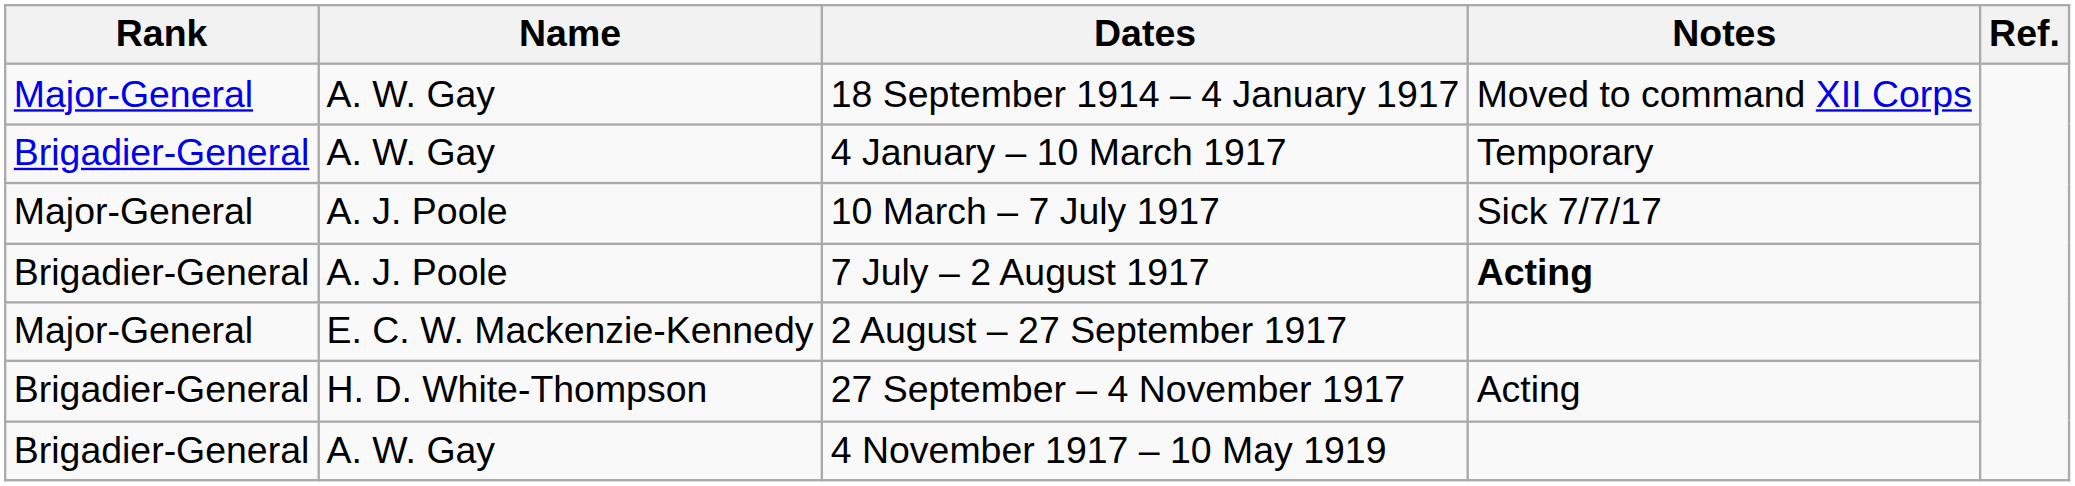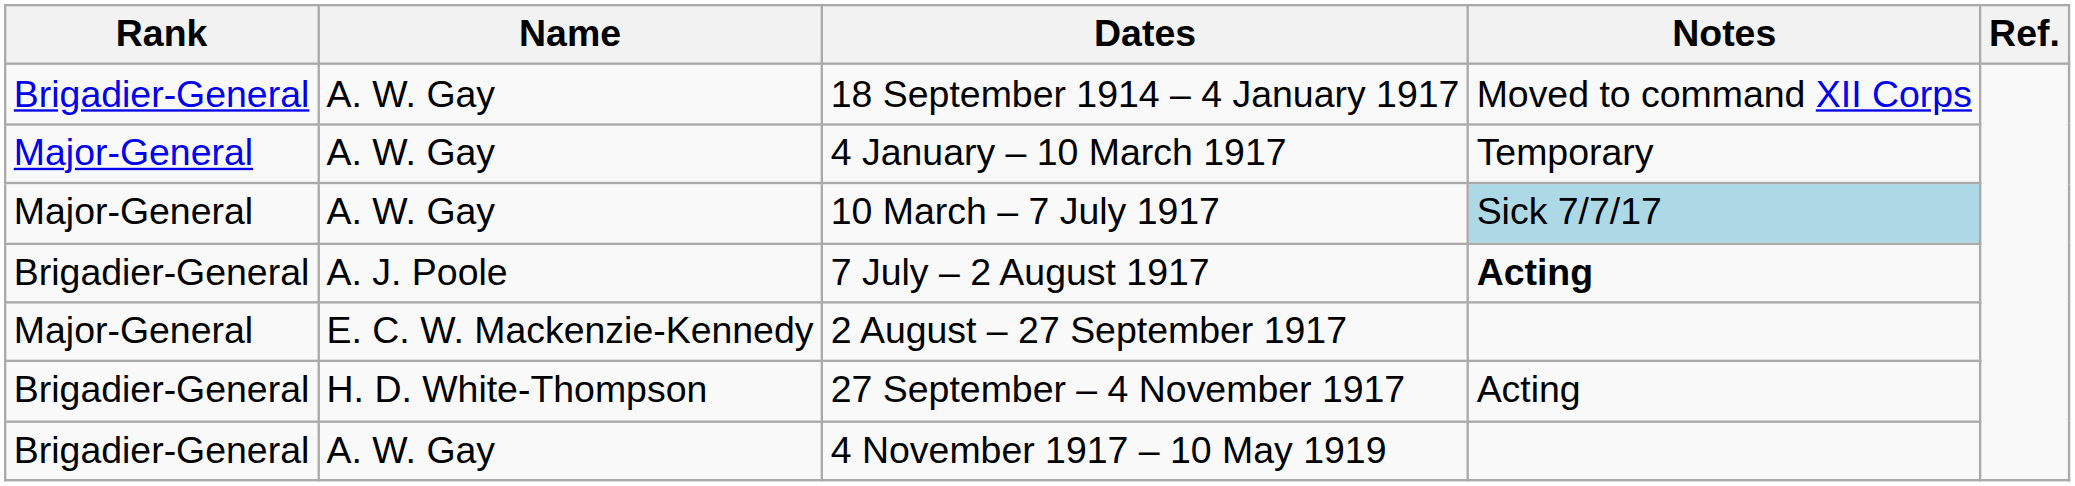(133, 93) Major-General -> (162, 93) Brigadier-General
(162, 152) Brigadier-General -> (133, 152) Major-General
(417, 212) A. J. Poole -> (411, 212) A. W. Gay
(1569, 212) no background -> (1569, 212) lightblue background
